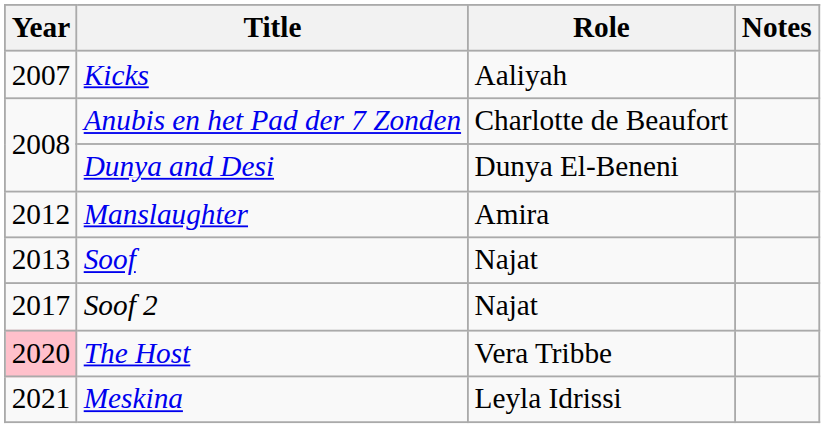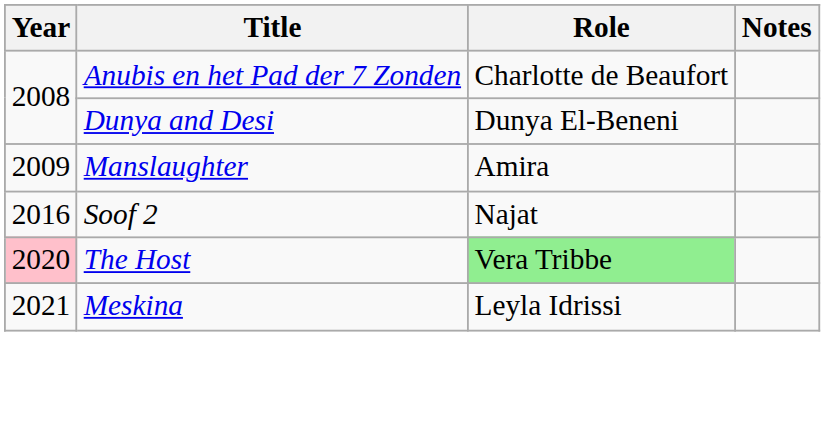- row: (116, 74)
(41, 213) 2012 -> (41, 167) 2009
- row: (110, 259)
(41, 306) 2017 -> (41, 213) 2016
(543, 352) no background -> (543, 259) lightgreen background
